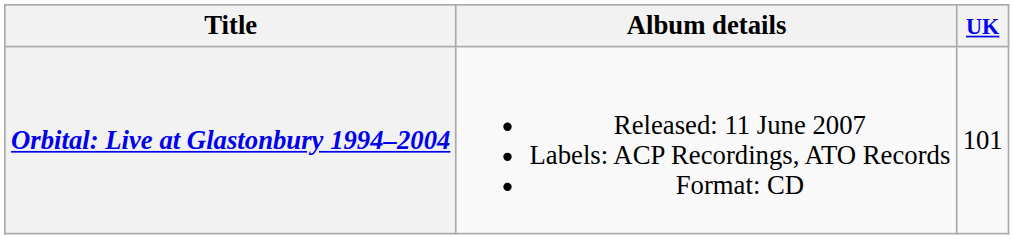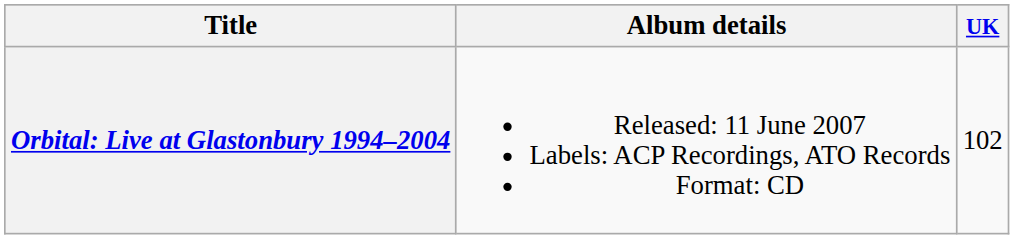(983, 139) 101 -> (983, 139) 102
